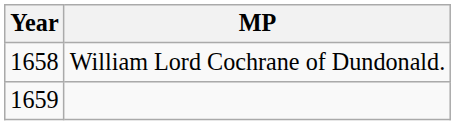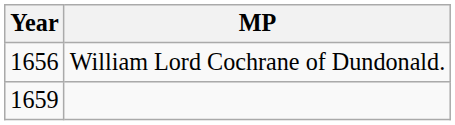(34, 61) 1658 -> (34, 61) 1656
